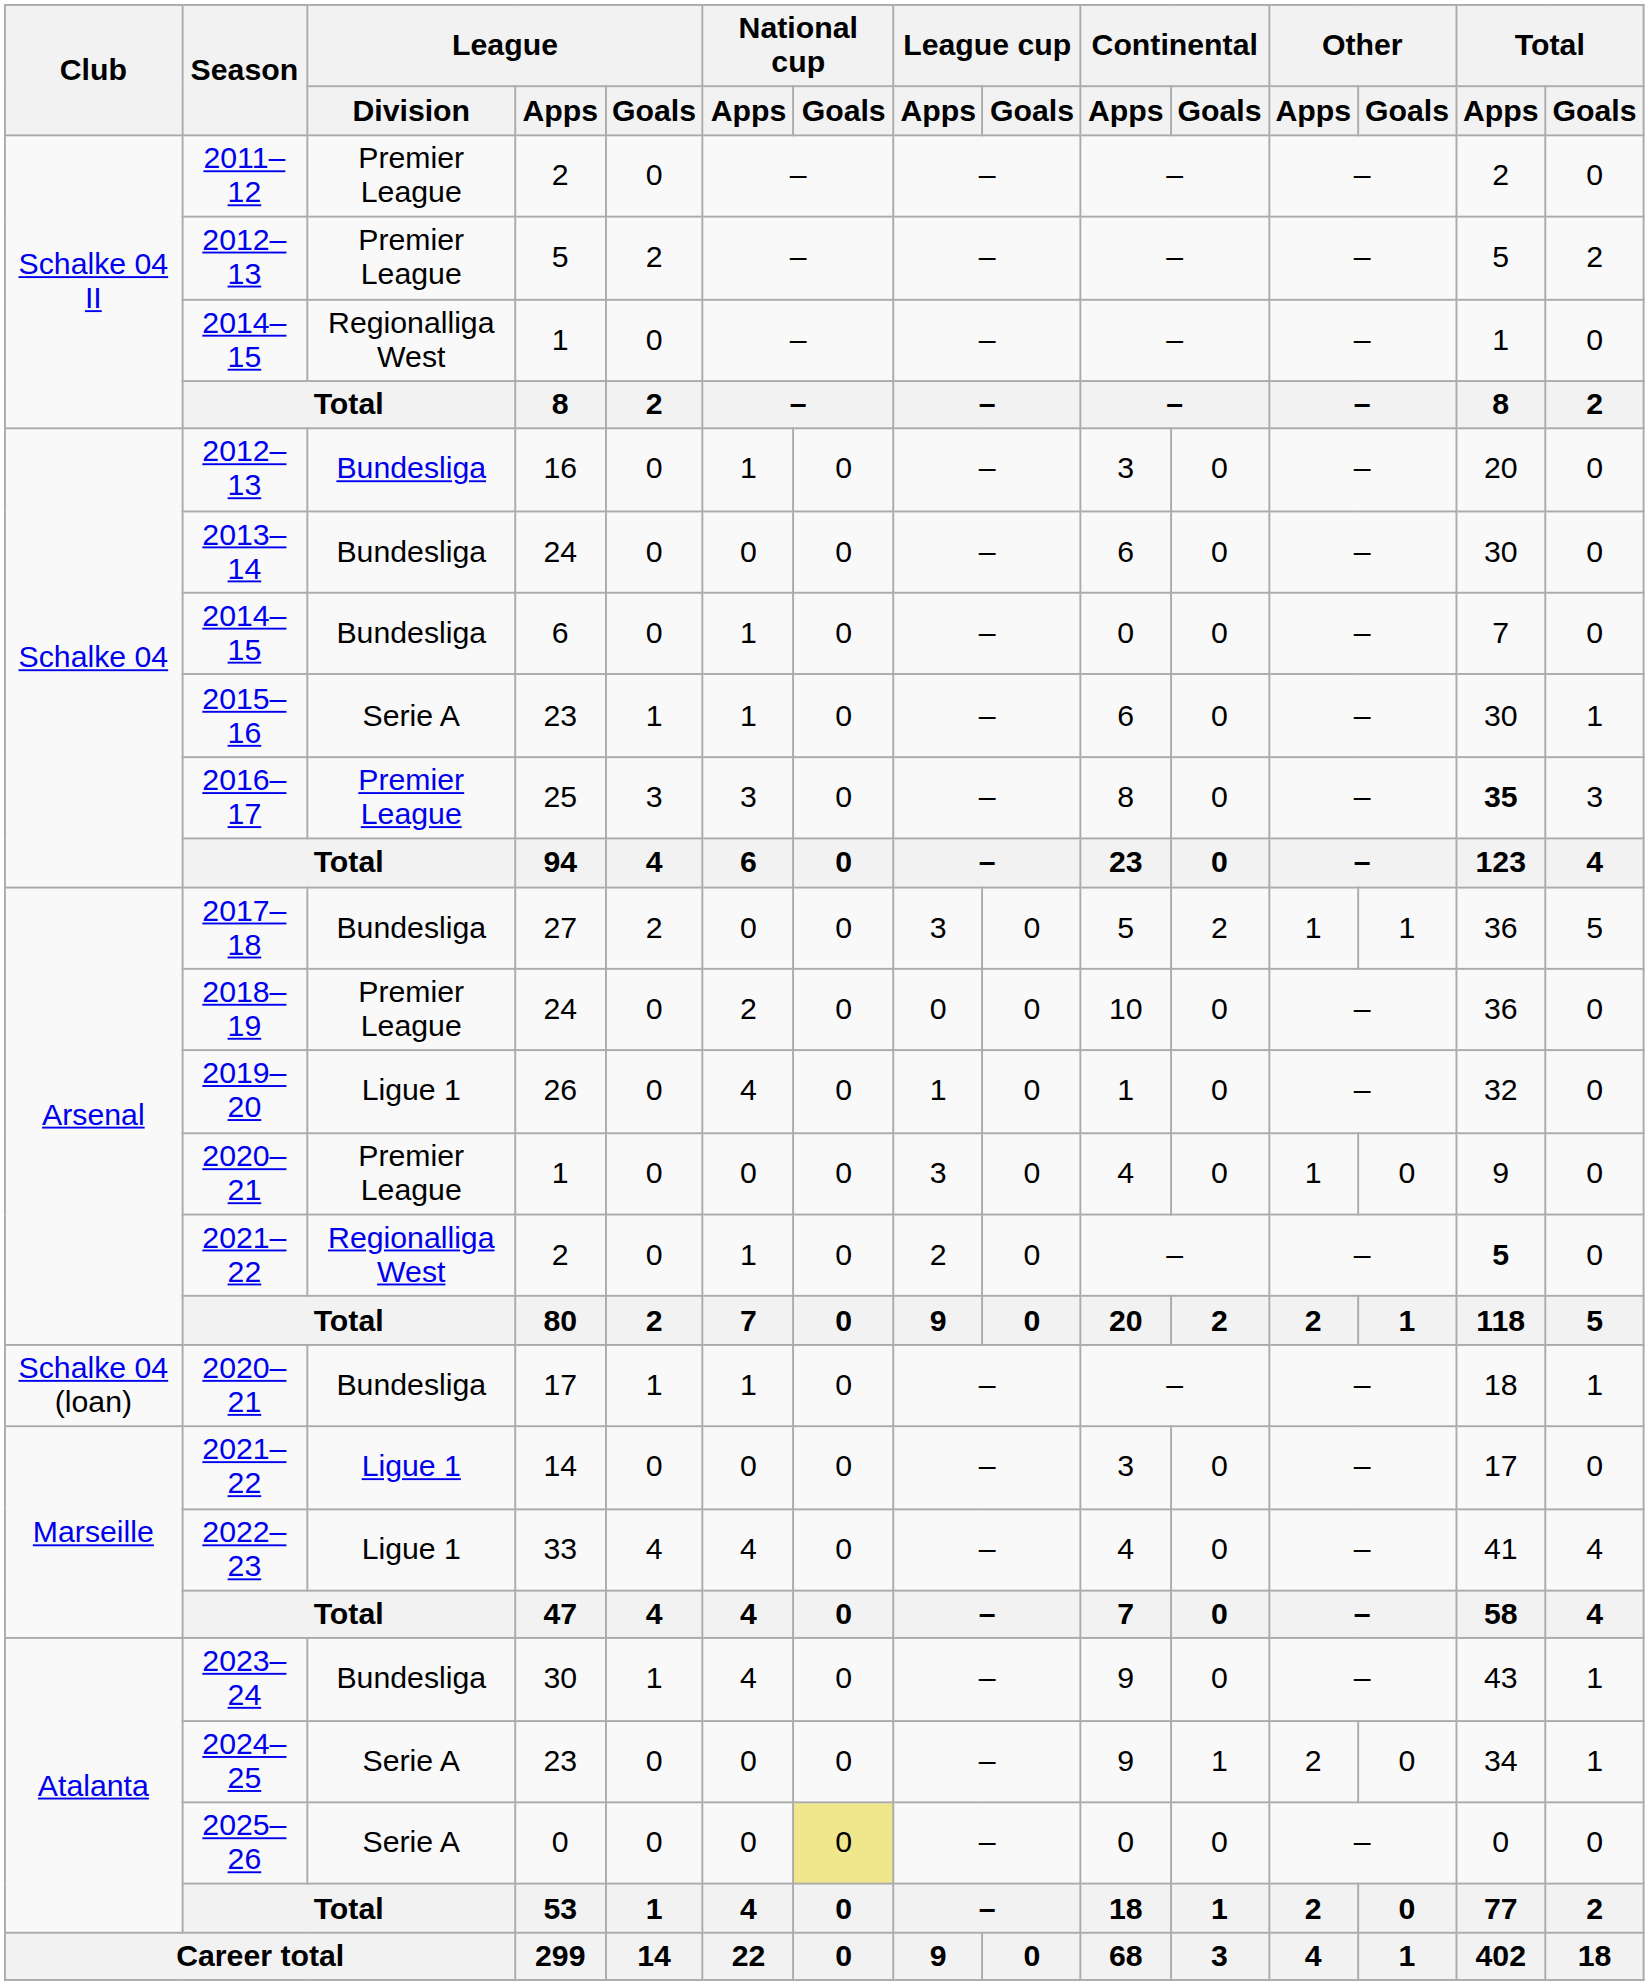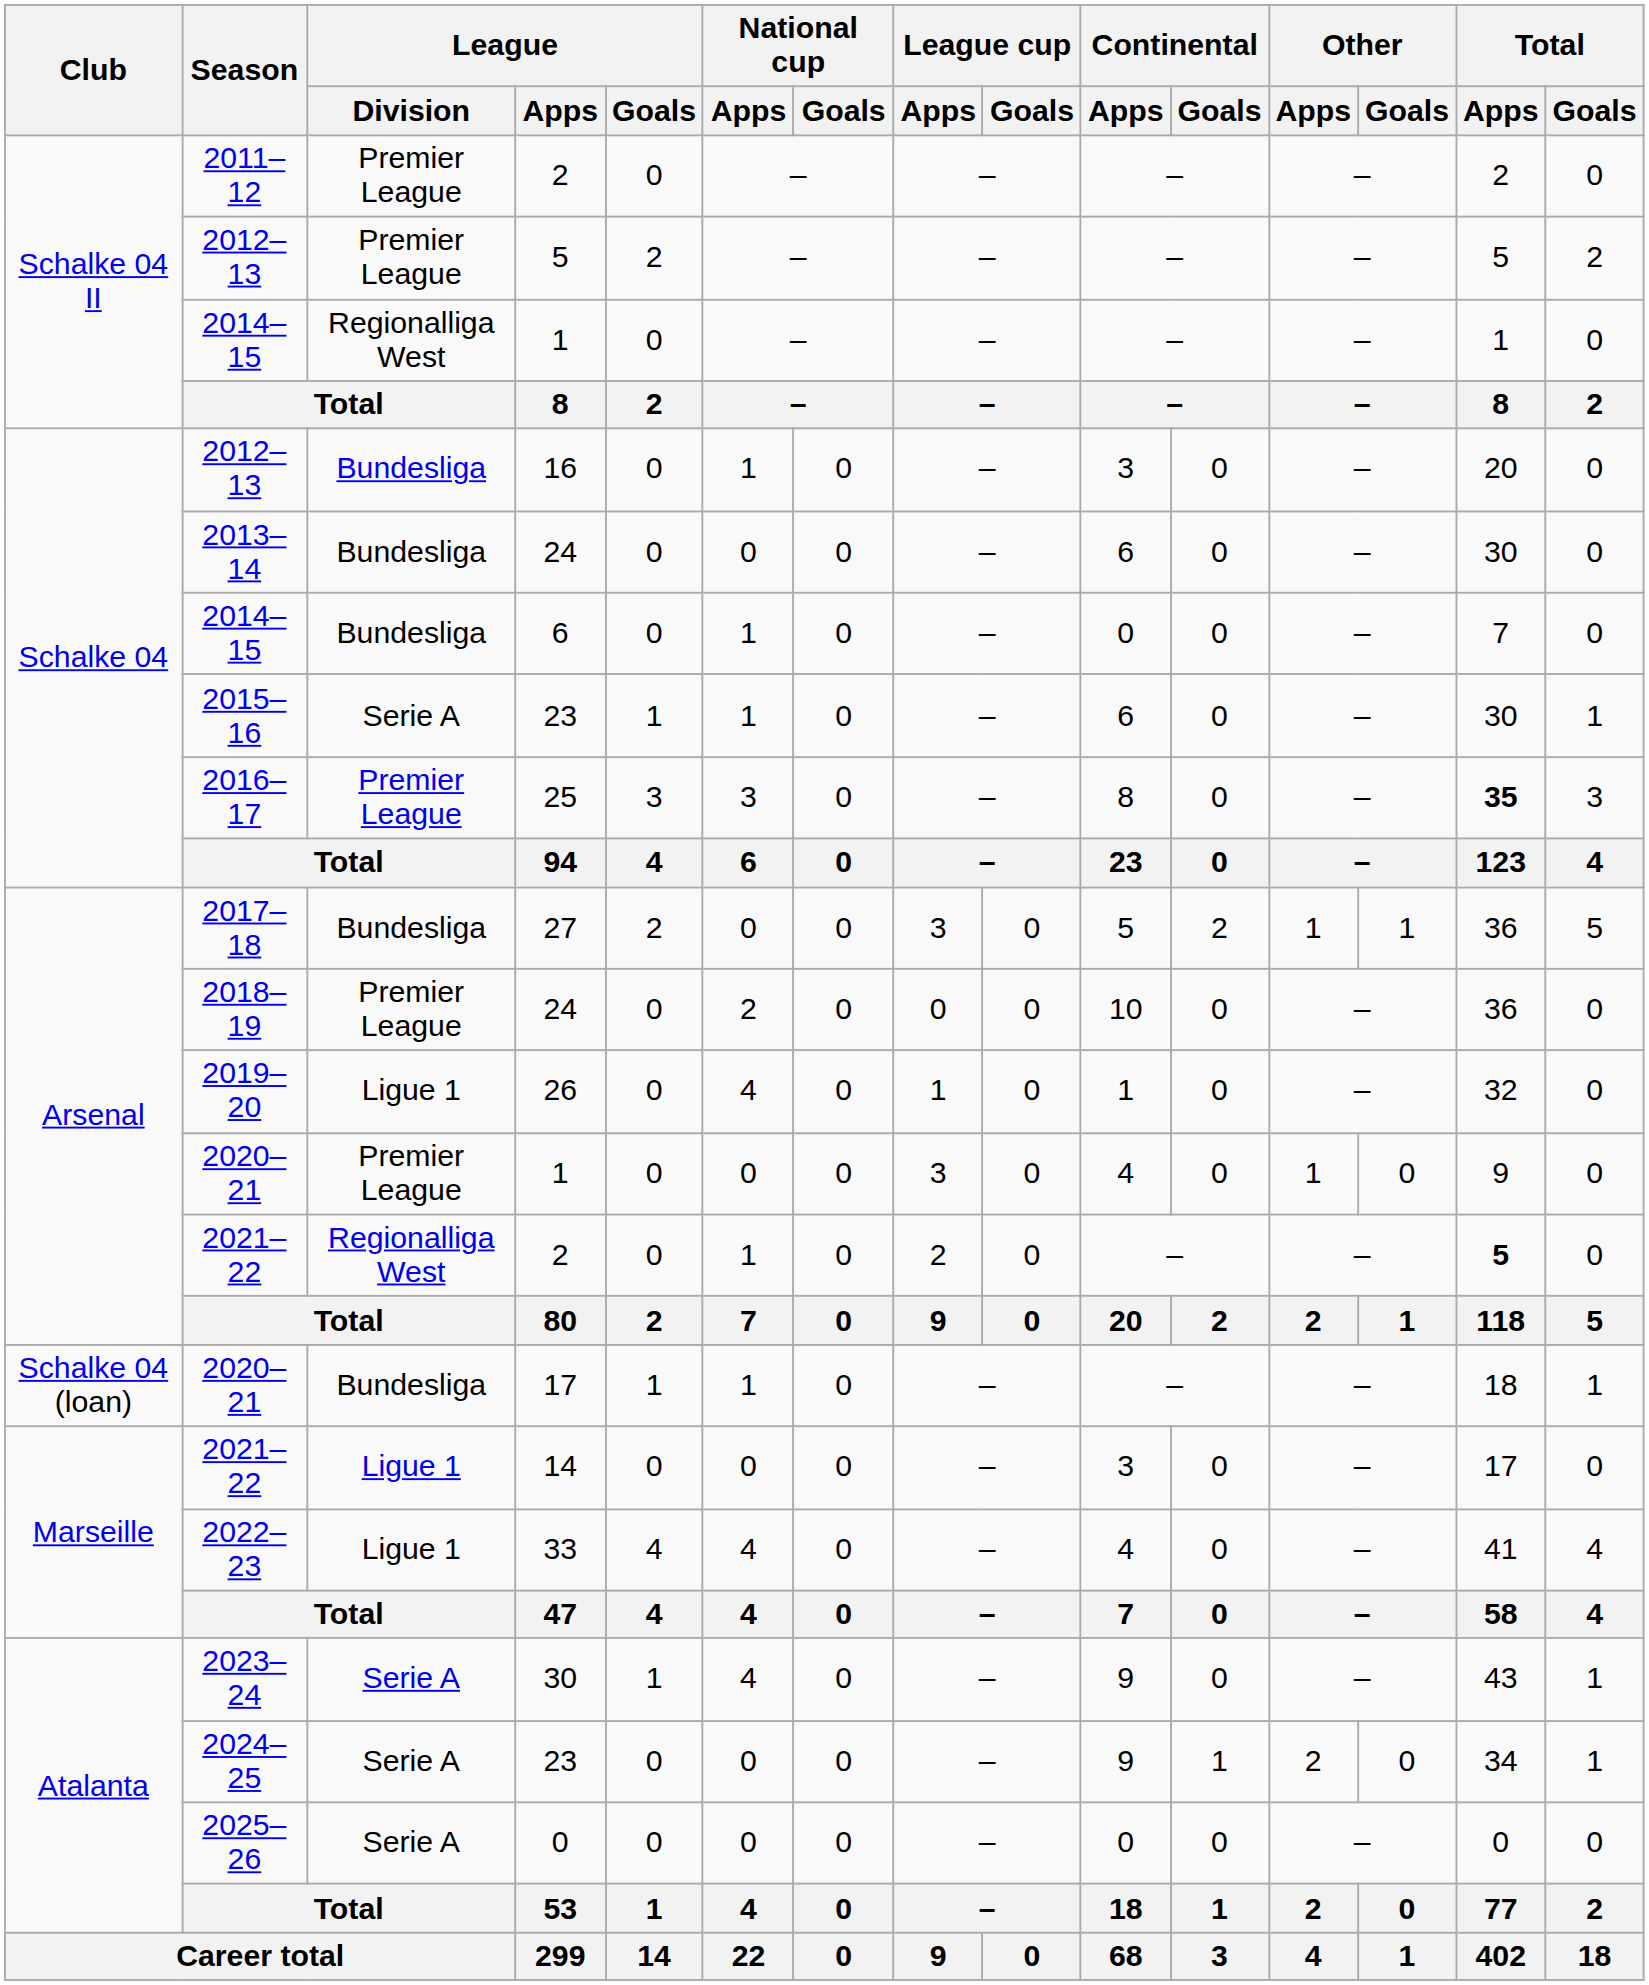(411, 1678) Bundesliga -> (411, 1678) Serie A
(844, 1842) khaki background -> (844, 1842) no background
